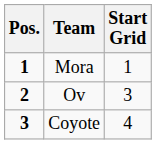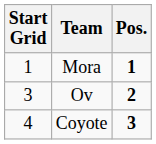columns swapped: (24, 28) <-> (128, 28)
